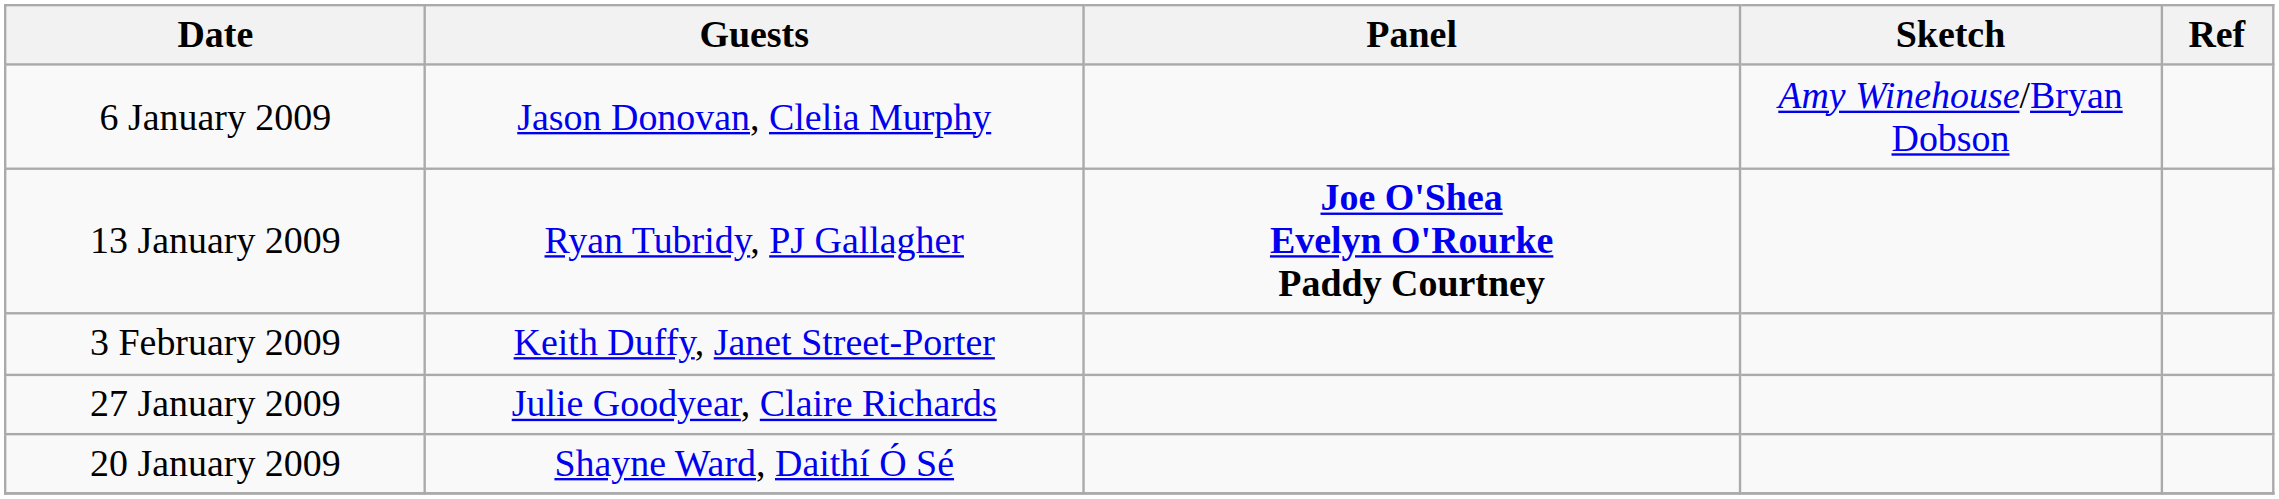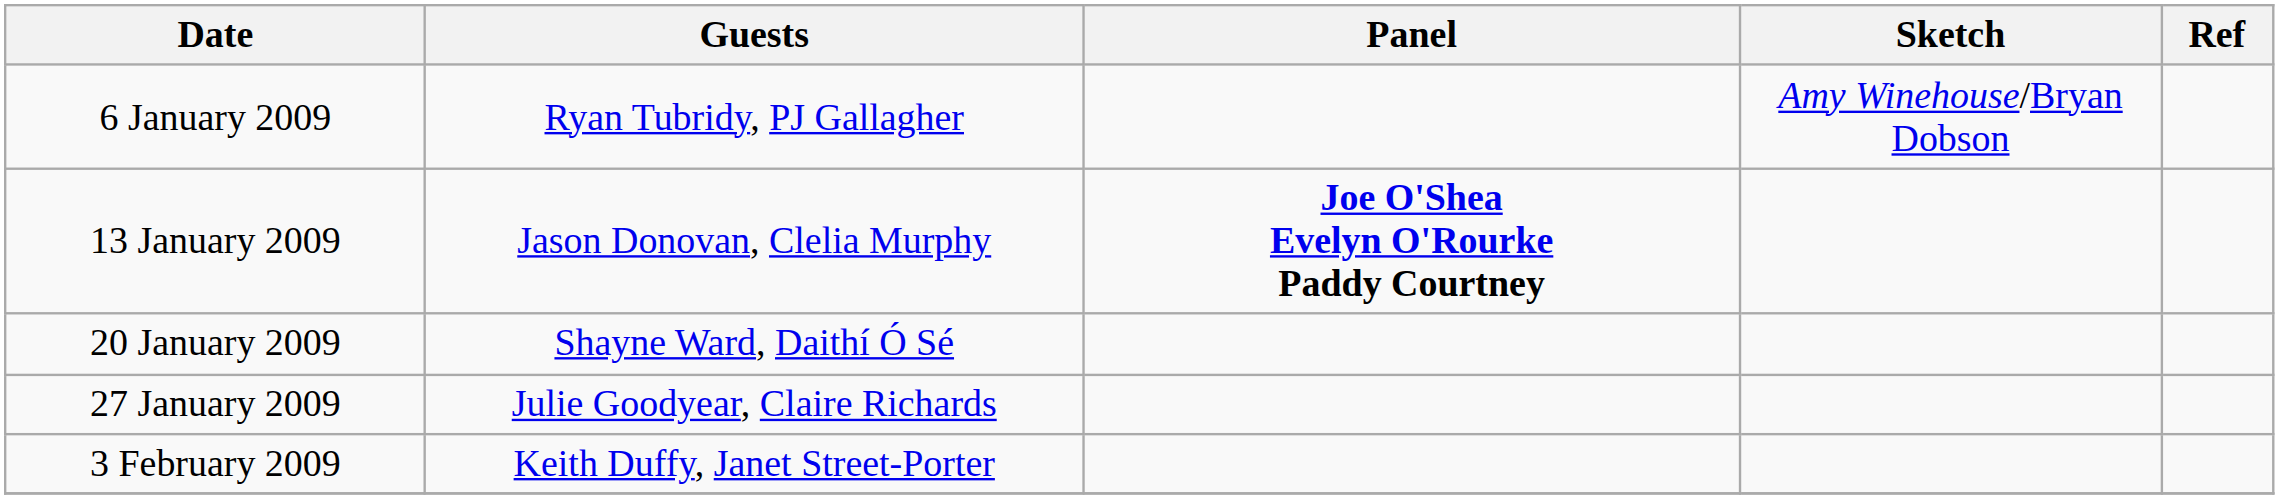(754, 116) Jason Donovan, Clelia Murphy -> (754, 116) Ryan Tubridy, PJ Gallagher
(754, 240) Ryan Tubridy, PJ Gallagher -> (754, 240) Jason Donovan, Clelia Murphy
rows swapped: (215, 463) <-> (215, 342)
